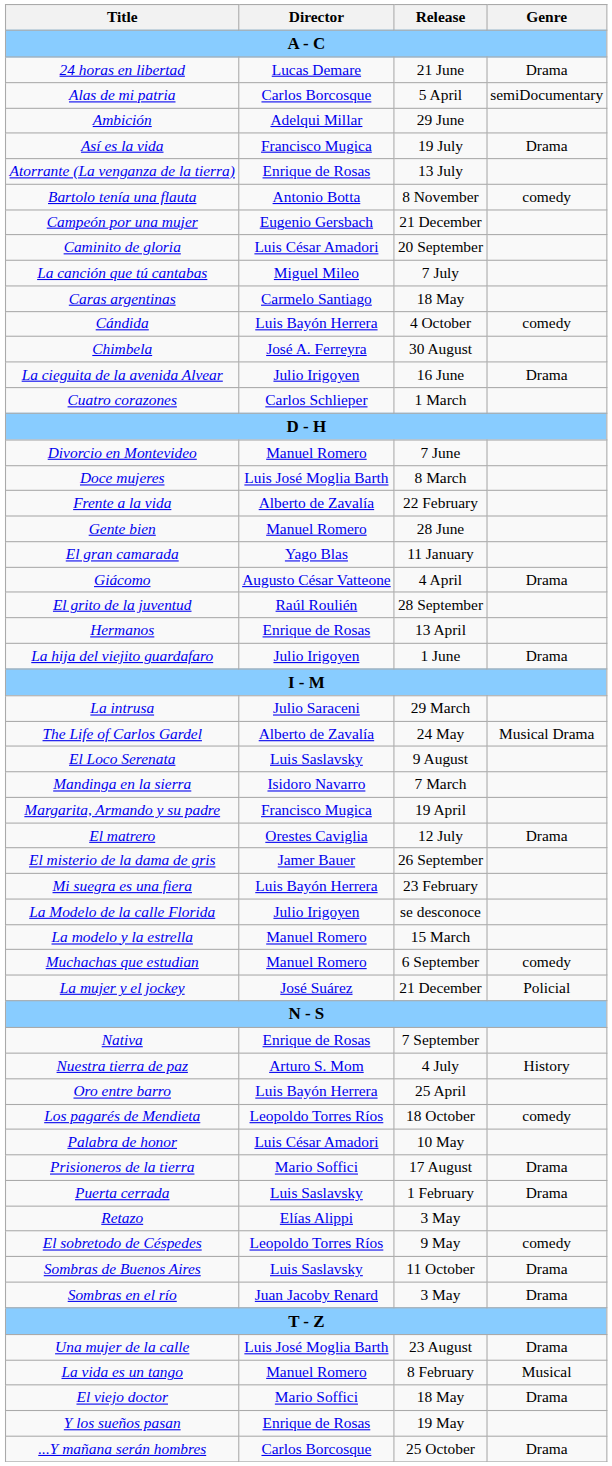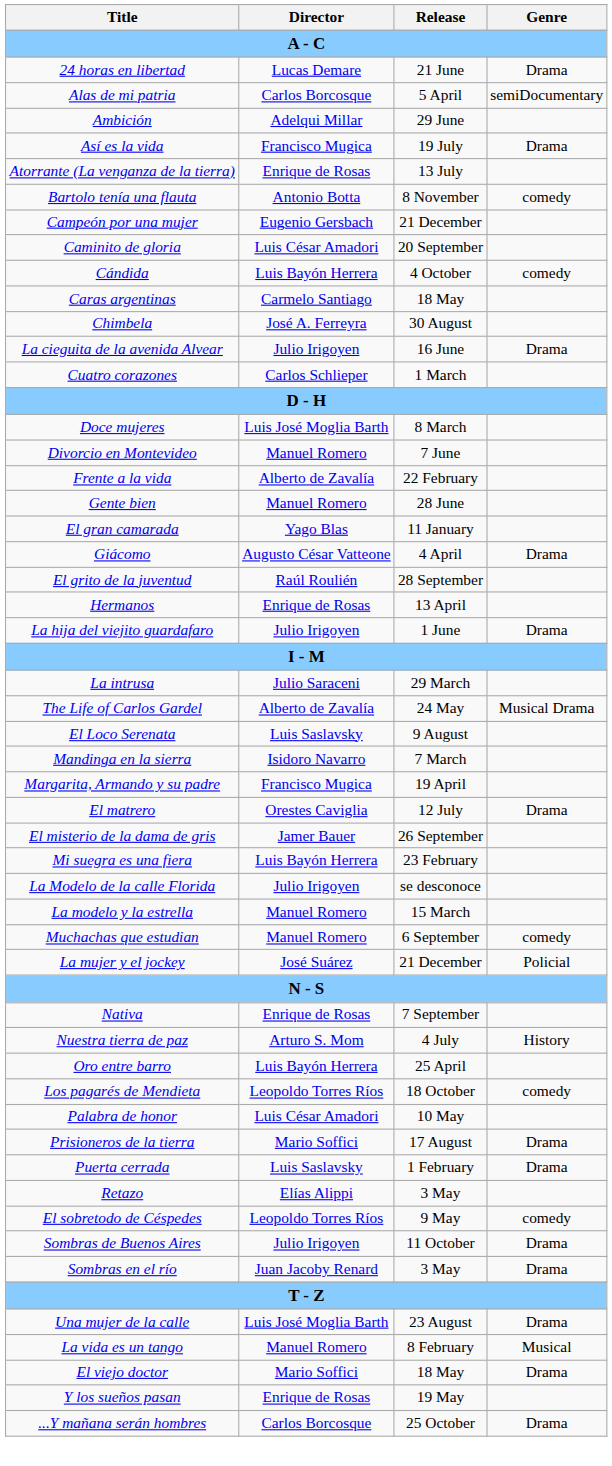- row: (122, 273)
rows swapped: (122, 324) <-> (122, 298)
rows swapped: (122, 452) <-> (122, 478)
(316, 1269) Luis Saslavsky -> (316, 1244) Julio Irigoyen
